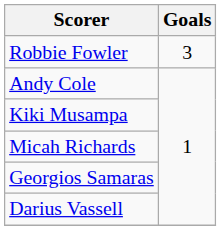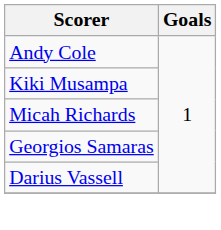- row: (68, 51)
